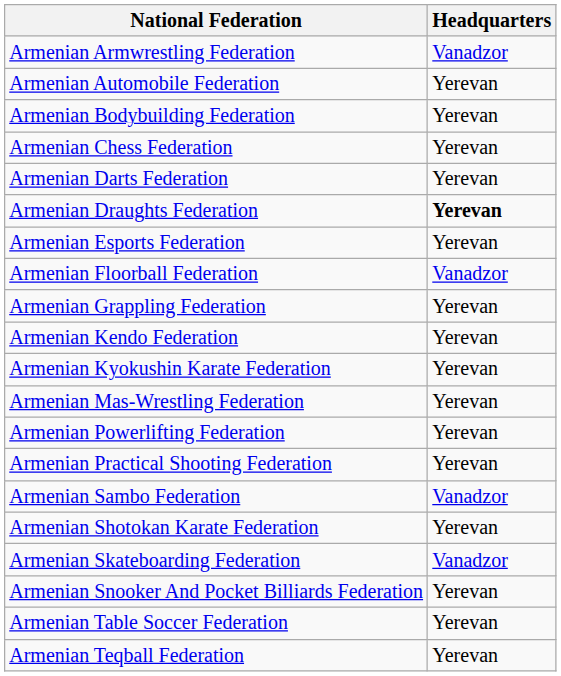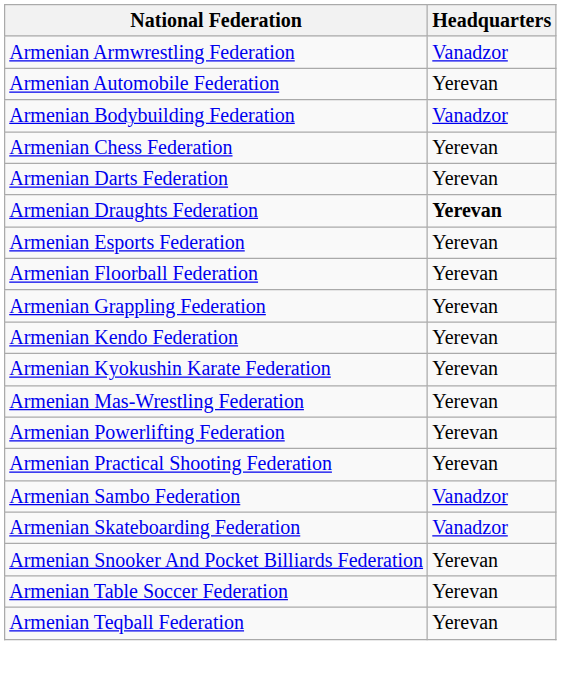(465, 115) Yerevan -> (470, 115) Vanadzor
(470, 274) Vanadzor -> (465, 274) Yerevan
- row: (164, 527)
